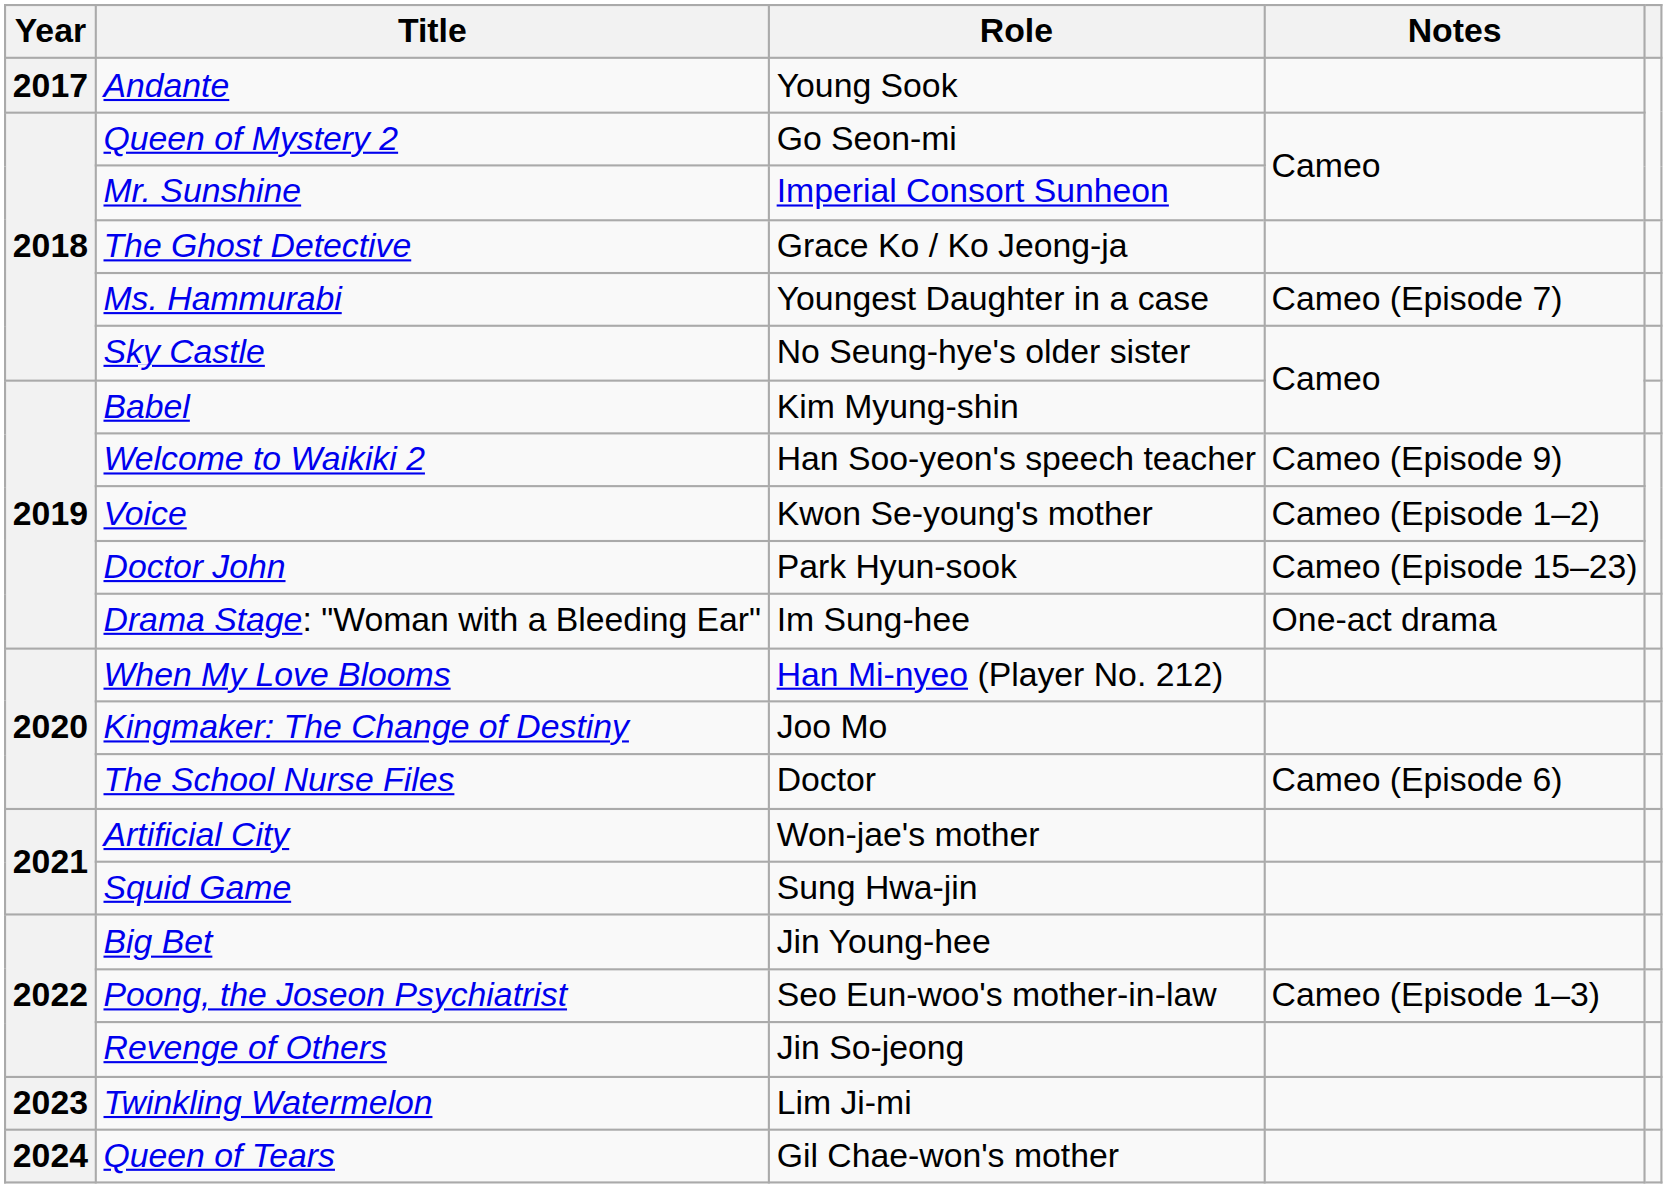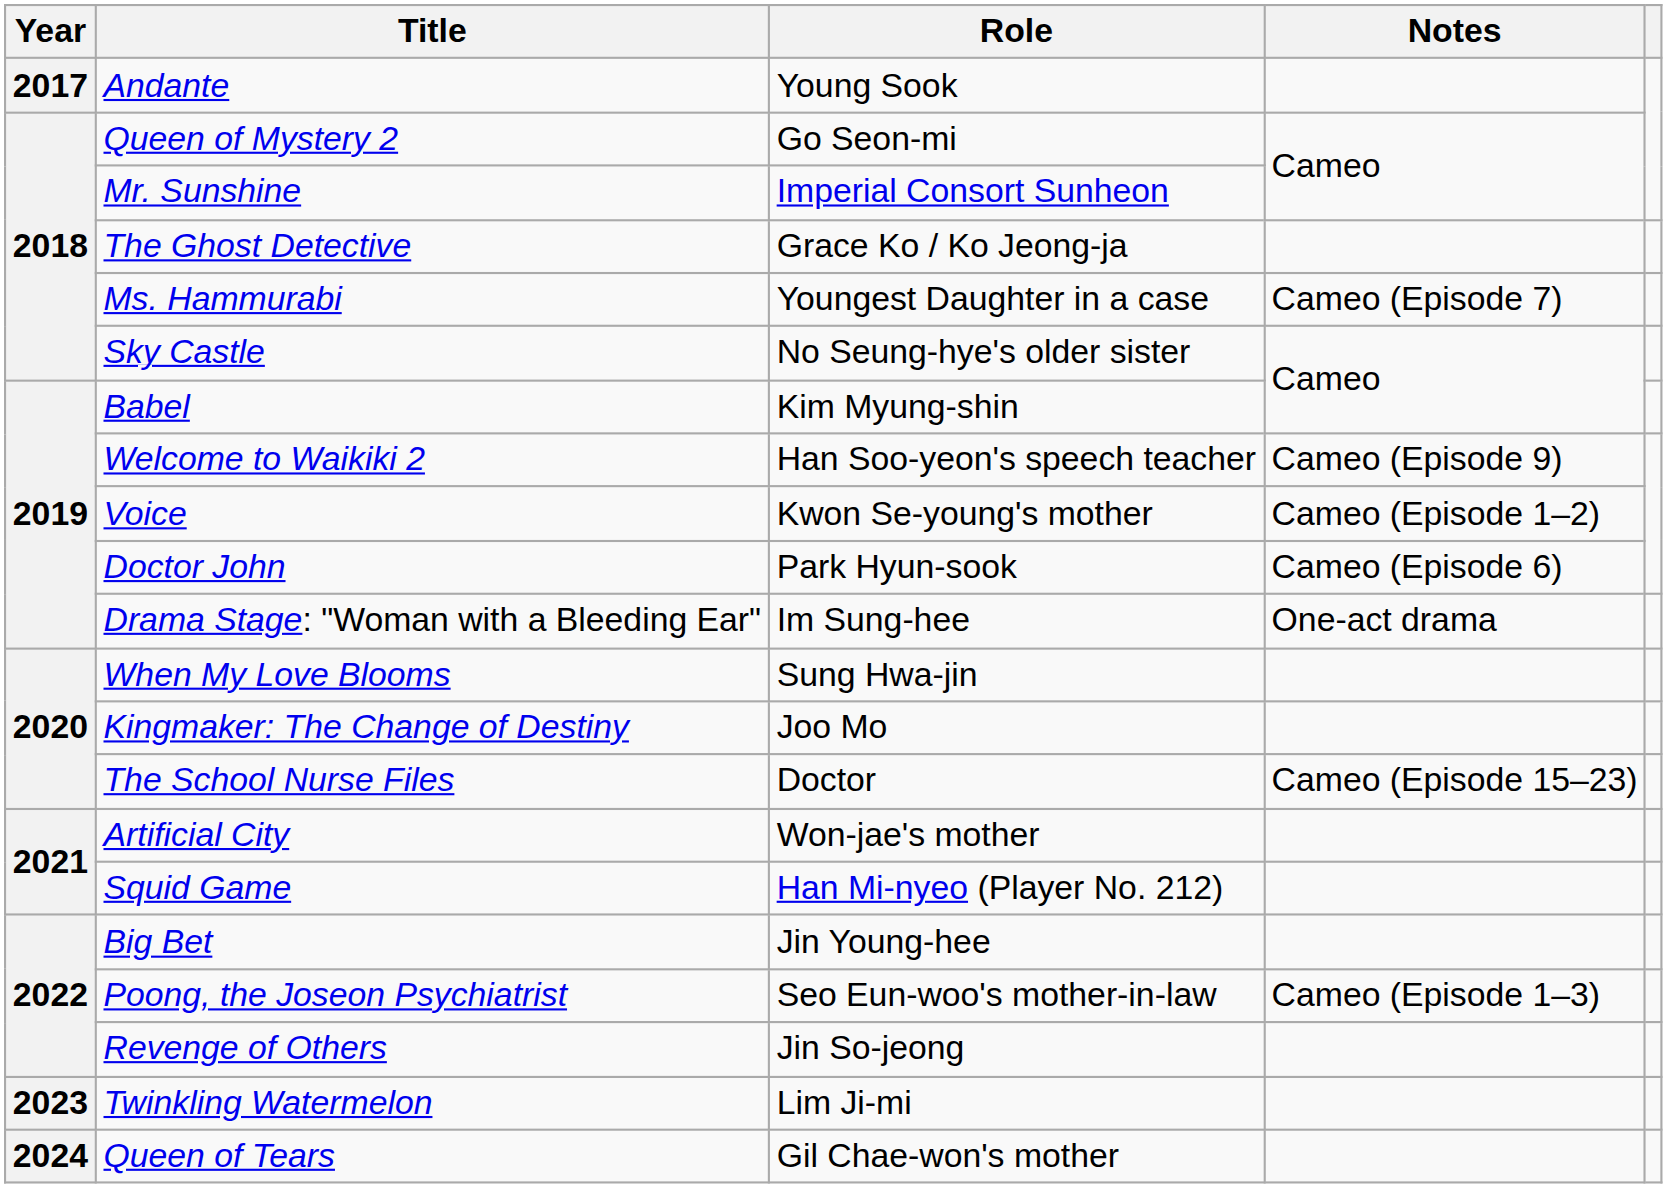(1455, 566) Cameo (Episode 15–23) -> (1417, 566) Cameo (Episode 6)
(1000, 673) Han Mi-nyeo (Player No. 212) -> (877, 673) Sung Hwa-jin
(1417, 780) Cameo (Episode 6) -> (1455, 780) Cameo (Episode 15–23)
(877, 887) Sung Hwa-jin -> (1000, 887) Han Mi-nyeo (Player No. 212)
